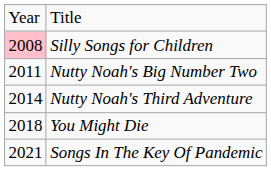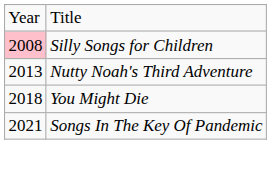- row: (154, 71)
(25, 98) 2014 -> (25, 71) 2013
